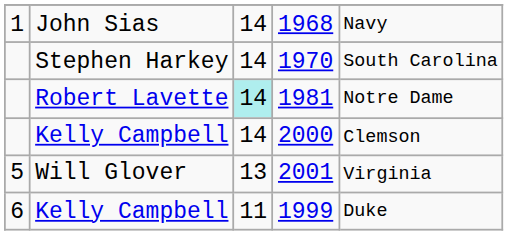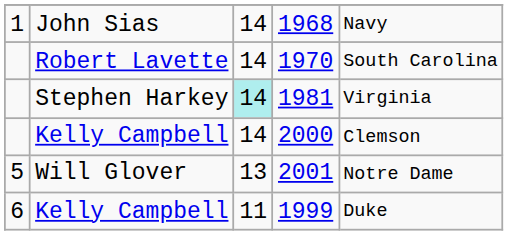(132, 61) Stephen Harkey -> (132, 61) Robert Lavette
(132, 99) Robert Lavette -> (132, 99) Stephen Harkey
(398, 99) Notre Dame -> (387, 99) Virginia
(387, 174) Virginia -> (398, 174) Notre Dame
